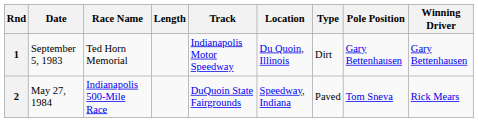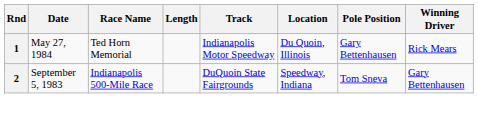- column: (328, 18)
(53, 54) September 5, 1983 -> (48, 48) May 27, 1984
(439, 54) Gary Bettenhausen -> (432, 48) Rick Mears
(48, 96) May 27, 1984 -> (53, 78) September 5, 1983
(435, 96) Rick Mears -> (436, 78) Gary Bettenhausen
